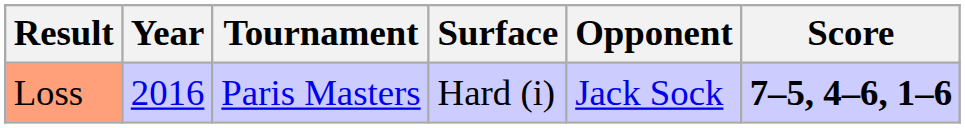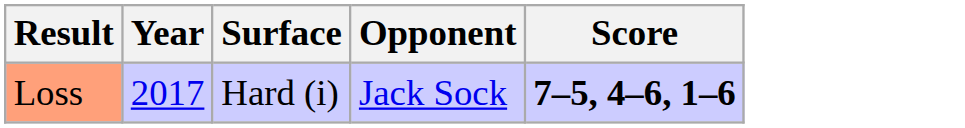- column: (321, 33)
(168, 92) 2016 -> (168, 92) 2017
